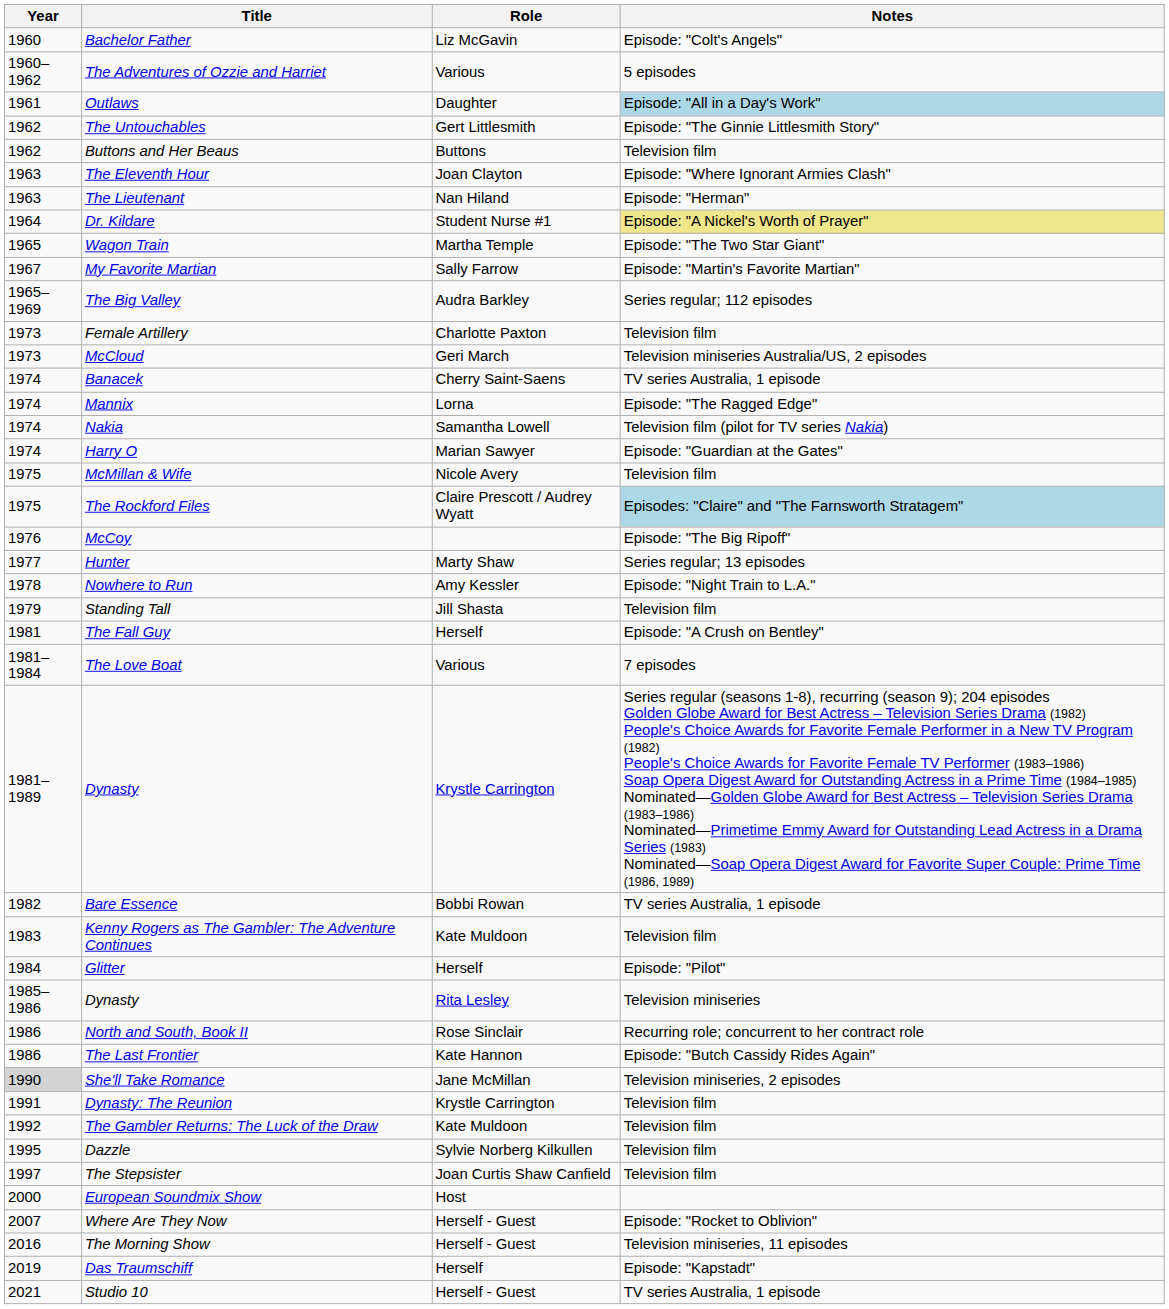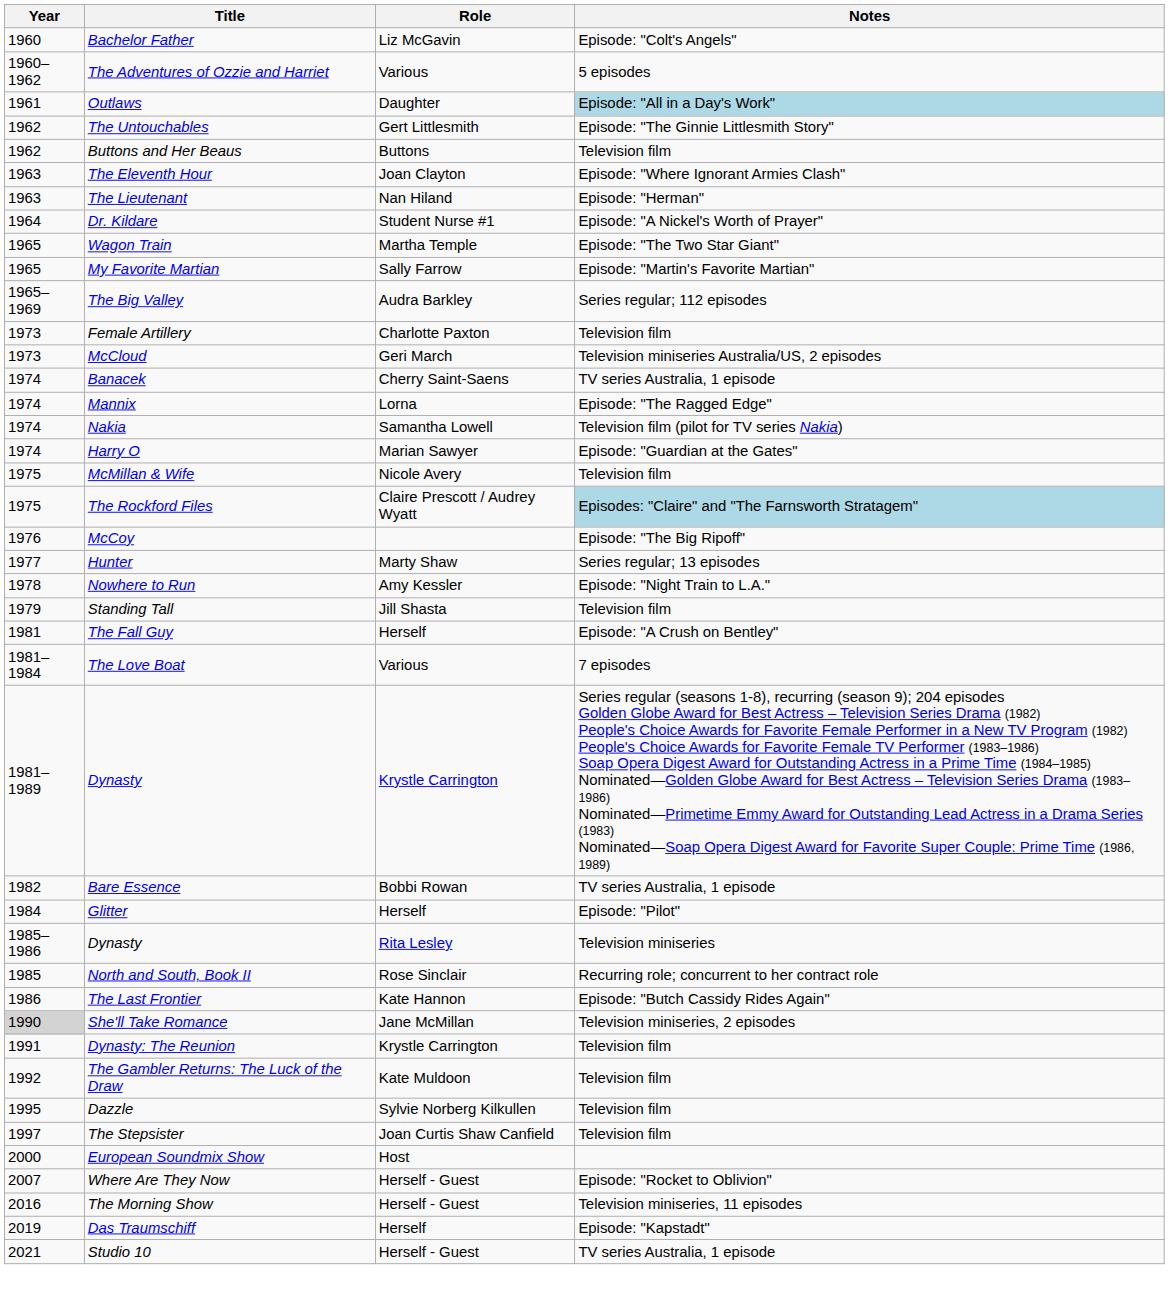(746, 221) khaki background -> (701, 221) no background
(24, 269) 1967 -> (24, 269) 1965
- row: (240, 936)
(24, 1032) 1986 -> (24, 975) 1985
